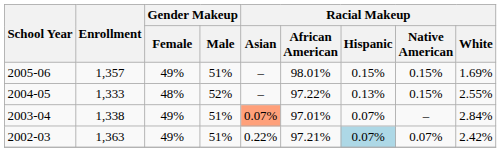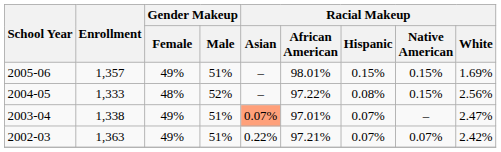(368, 94) 0.13% -> (368, 94) 0.08%
(476, 94) 2.55% -> (476, 94) 2.56%
(476, 115) 2.84% -> (476, 115) 2.47%
(368, 137) lightblue background -> (368, 137) no background
